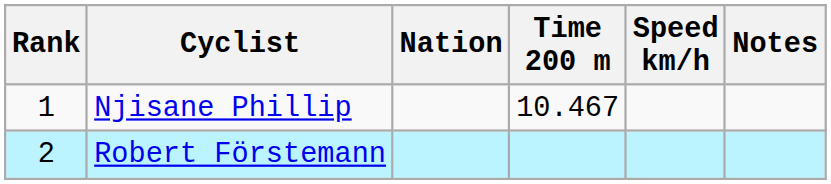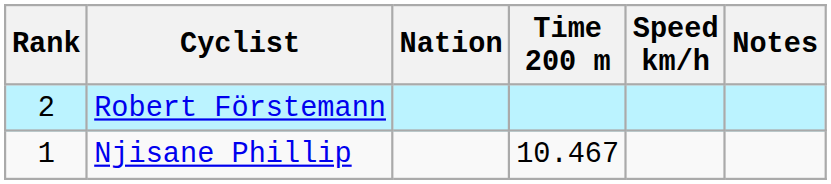rows swapped: (223, 108) <-> (240, 155)
